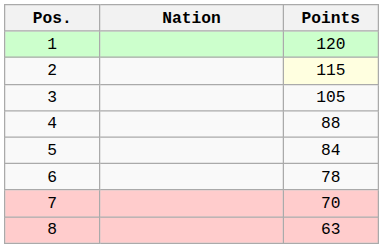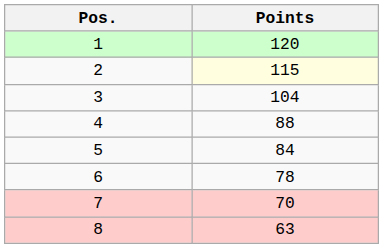- column: (192, 18)
(331, 97) 105 -> (285, 97) 104
